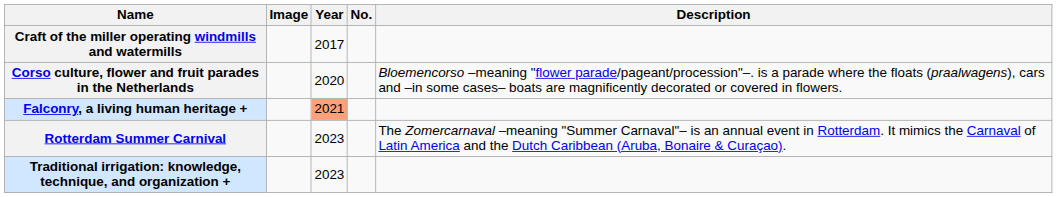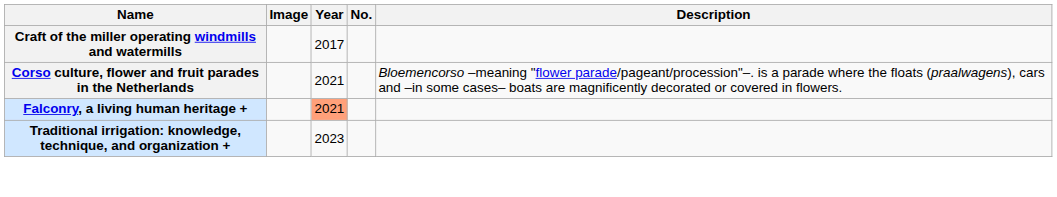(329, 80) 2020 -> (329, 80) 2021
- row: (135, 138)
